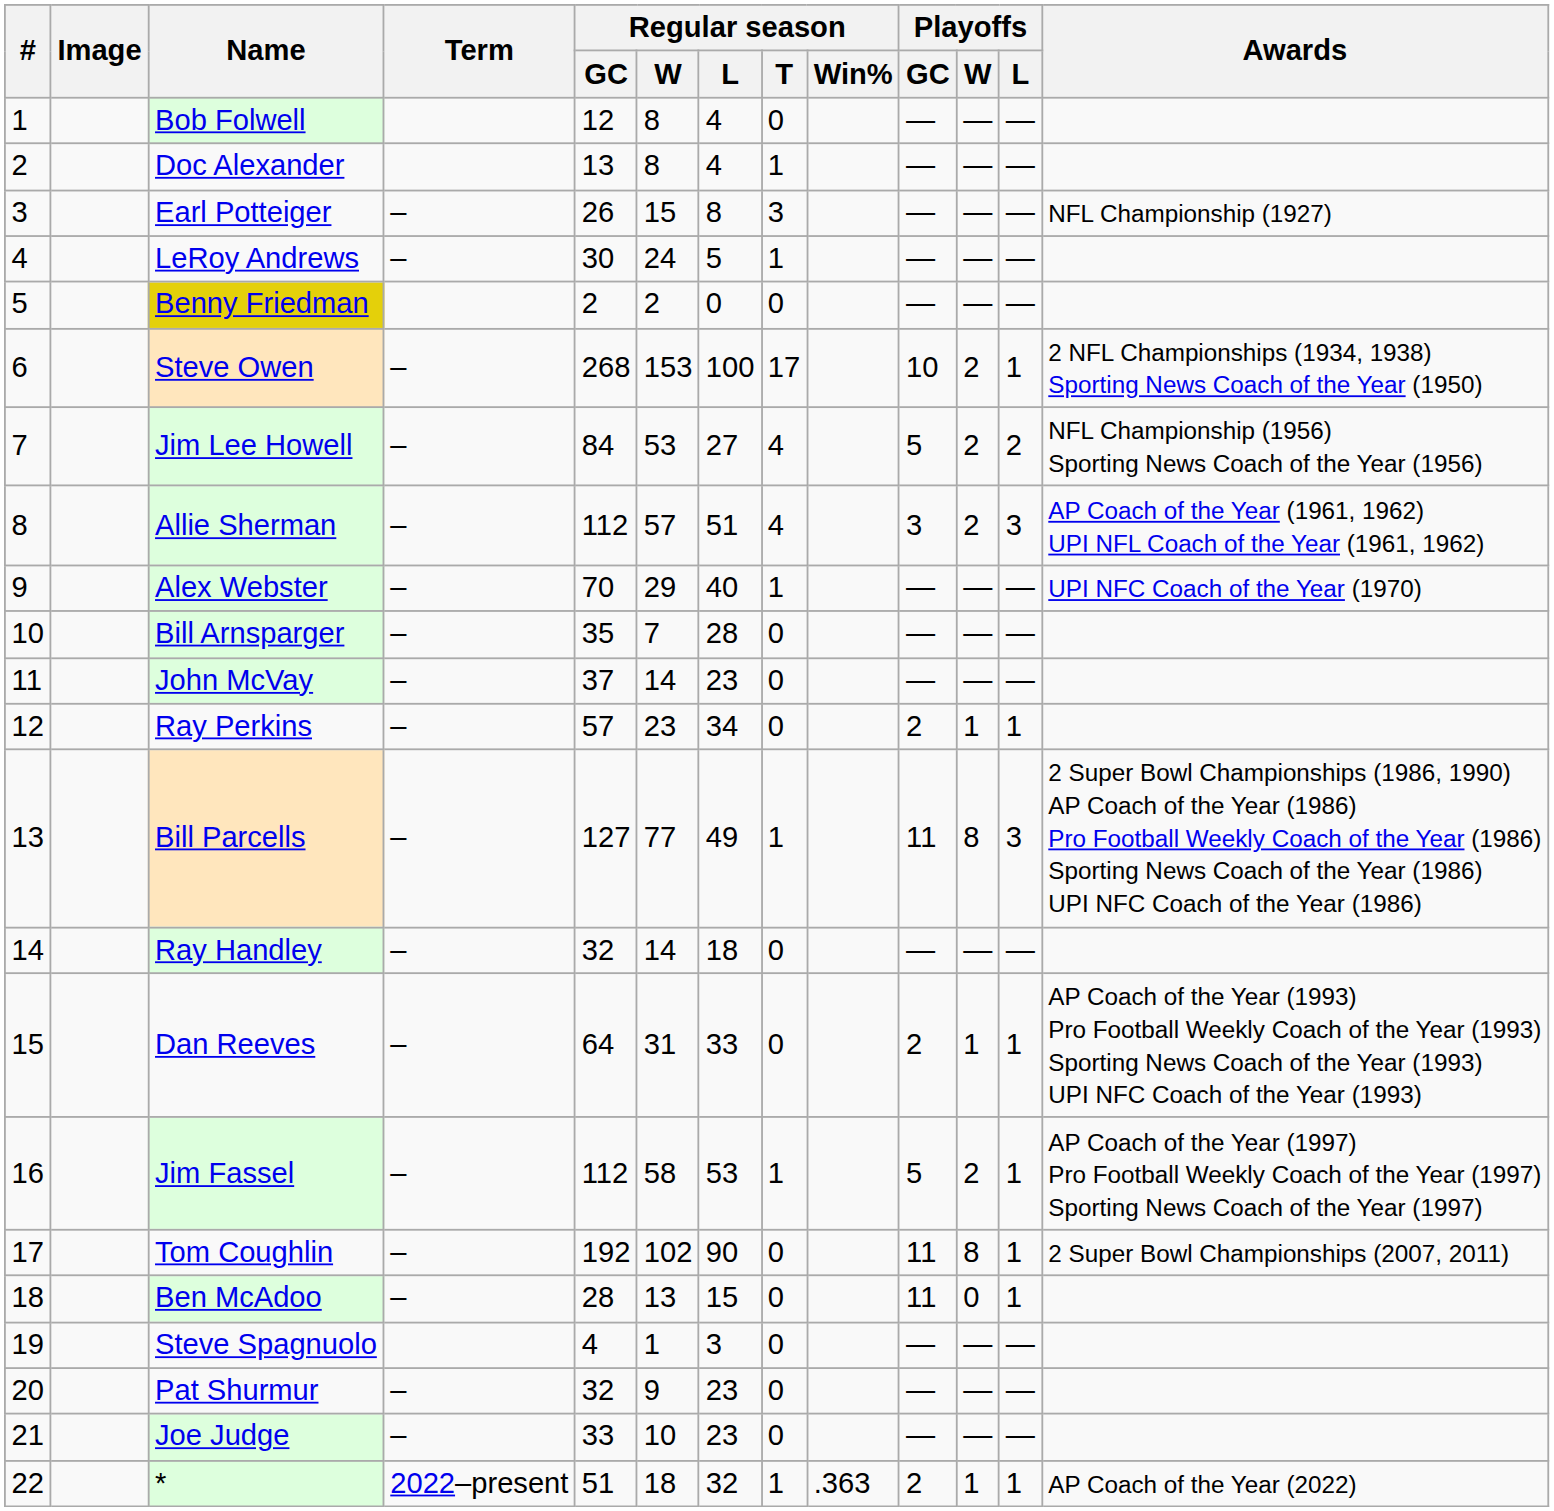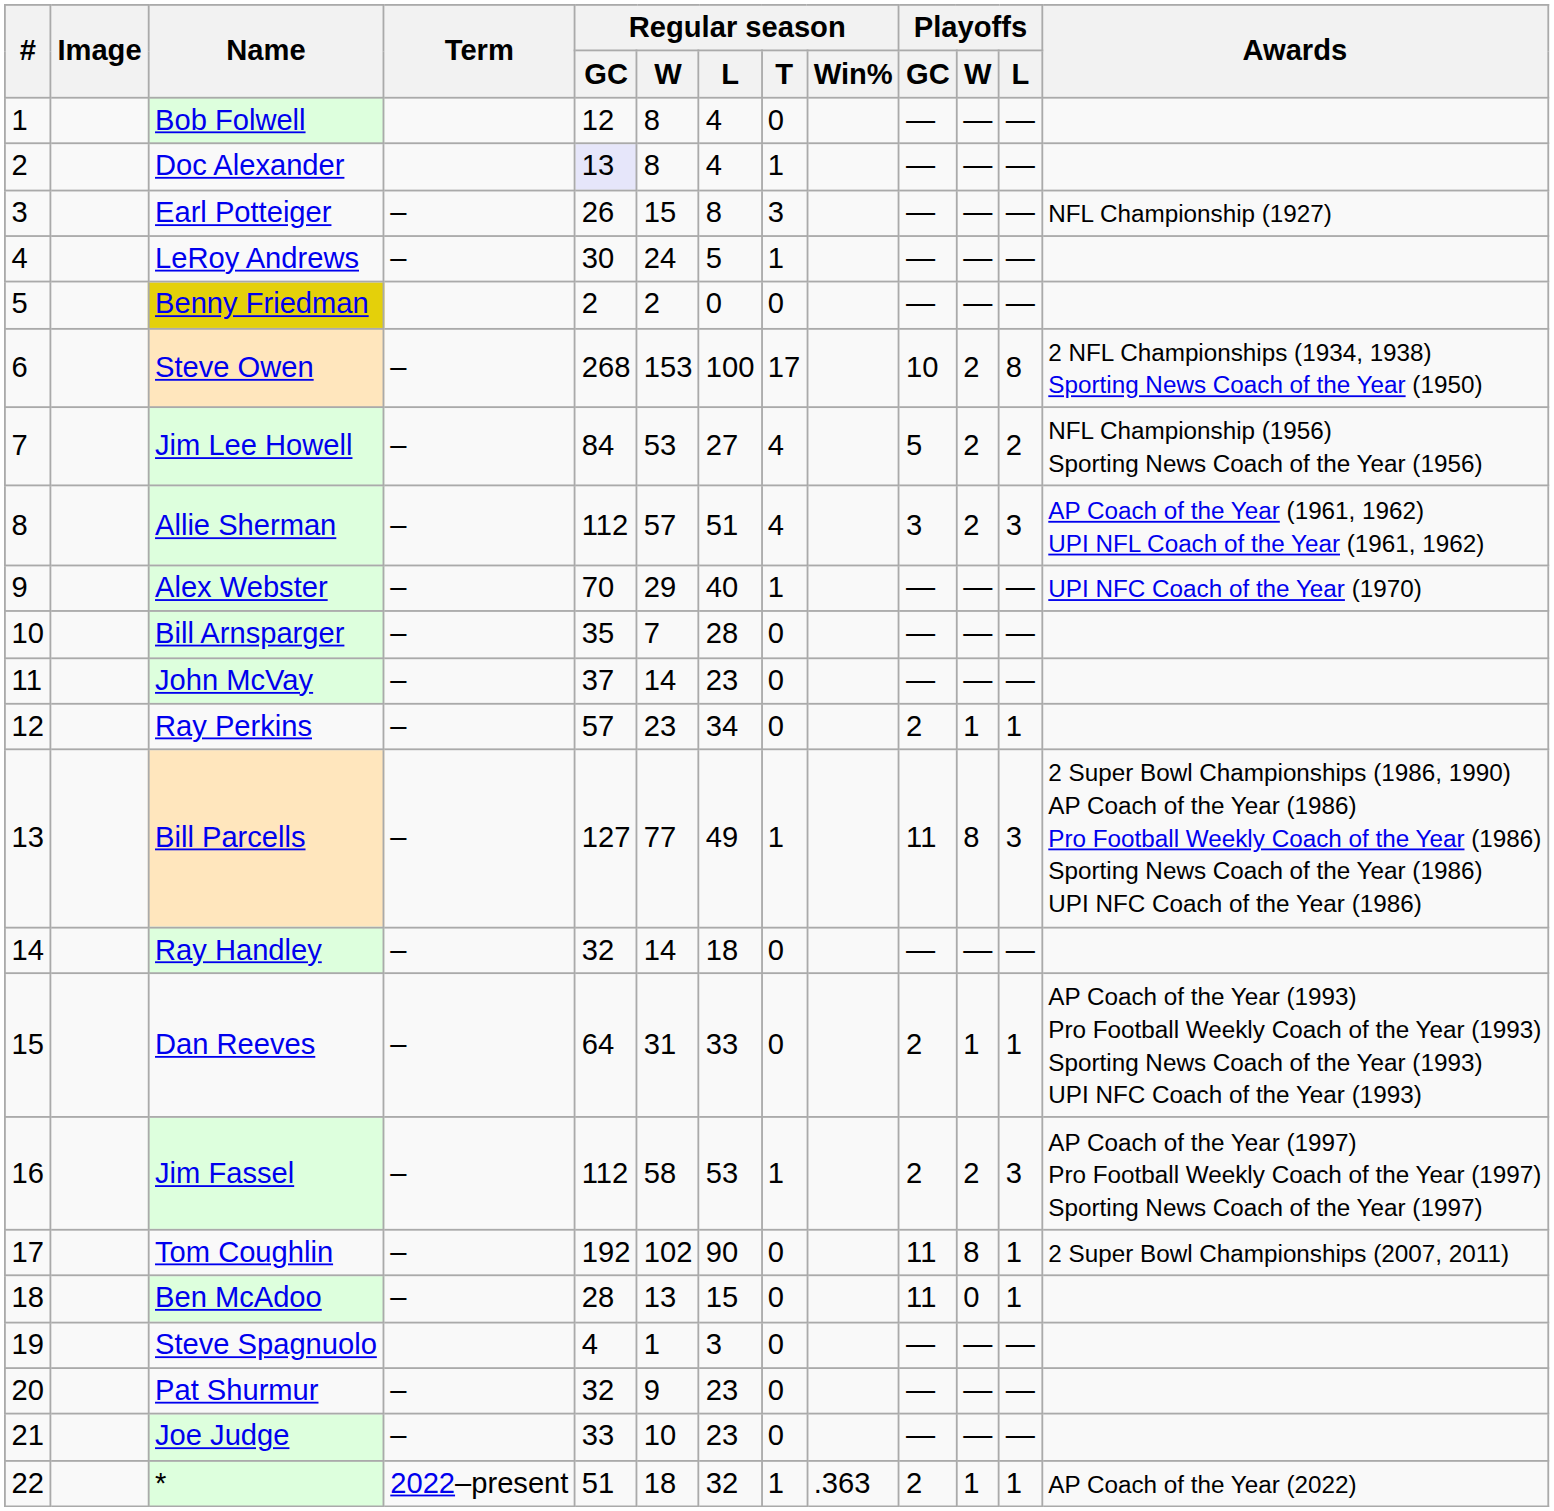(598, 166) no background -> (598, 166) lavender background
(1014, 367) 1 -> (1014, 367) 8
(914, 1173) 5 -> (914, 1173) 2
(1014, 1173) 1 -> (1014, 1173) 3
